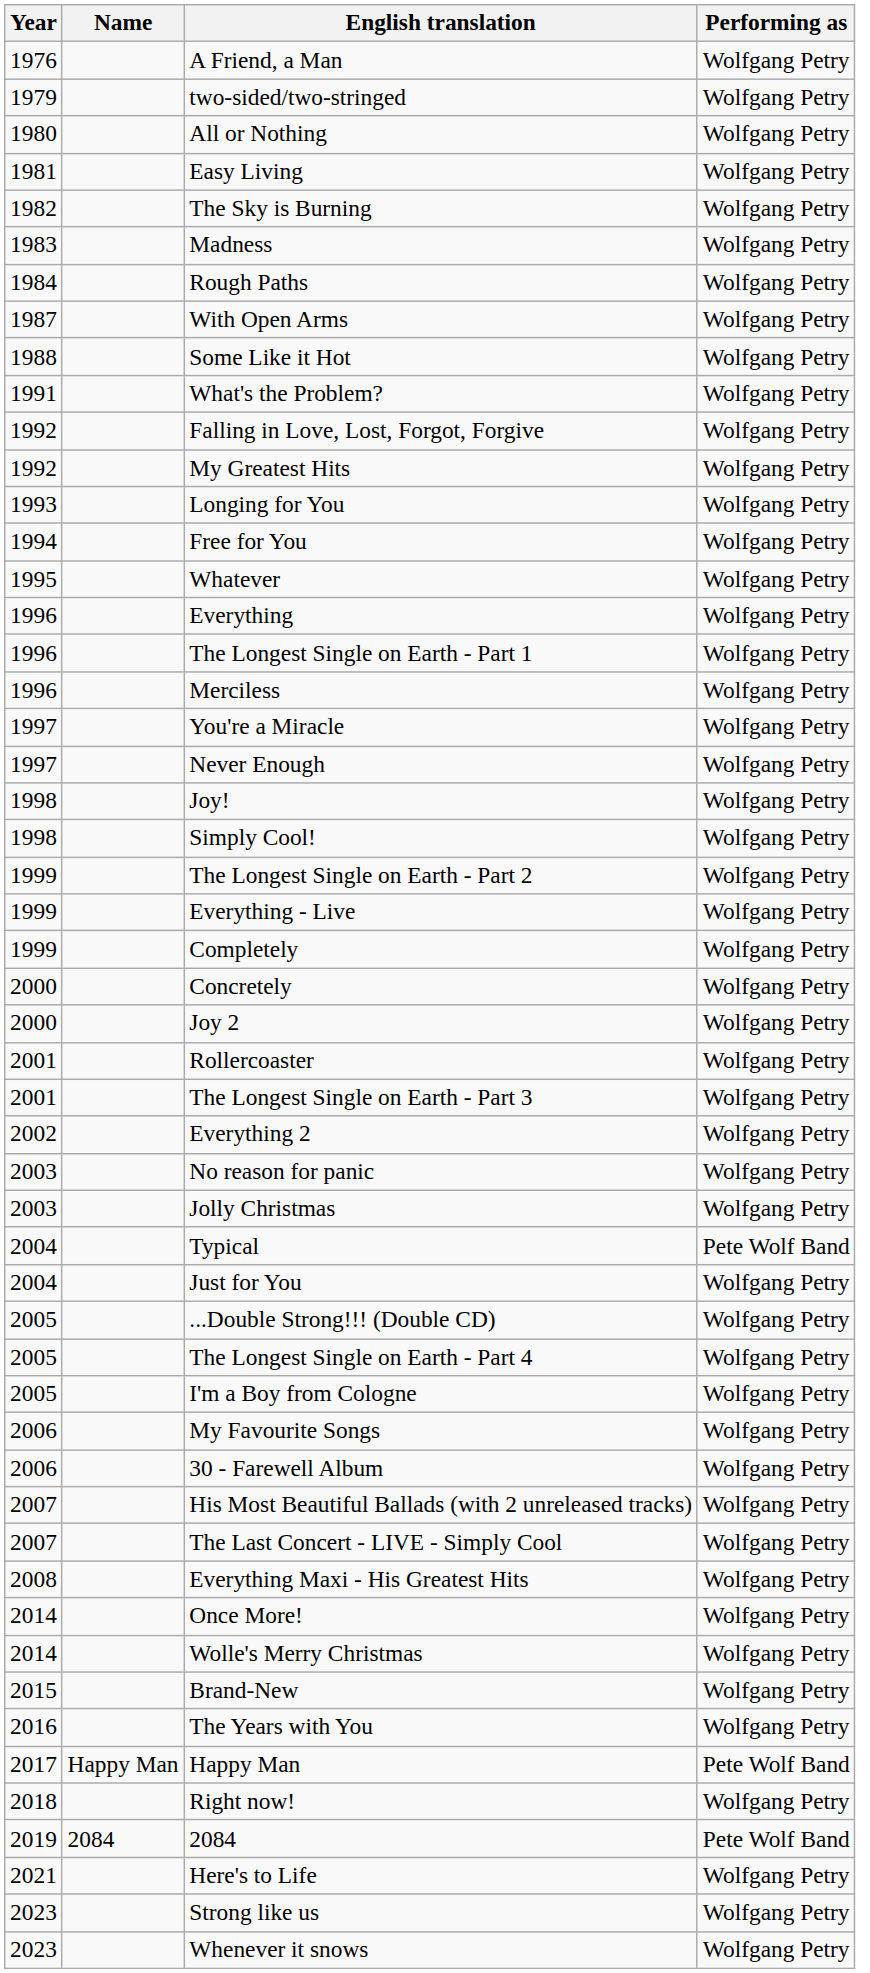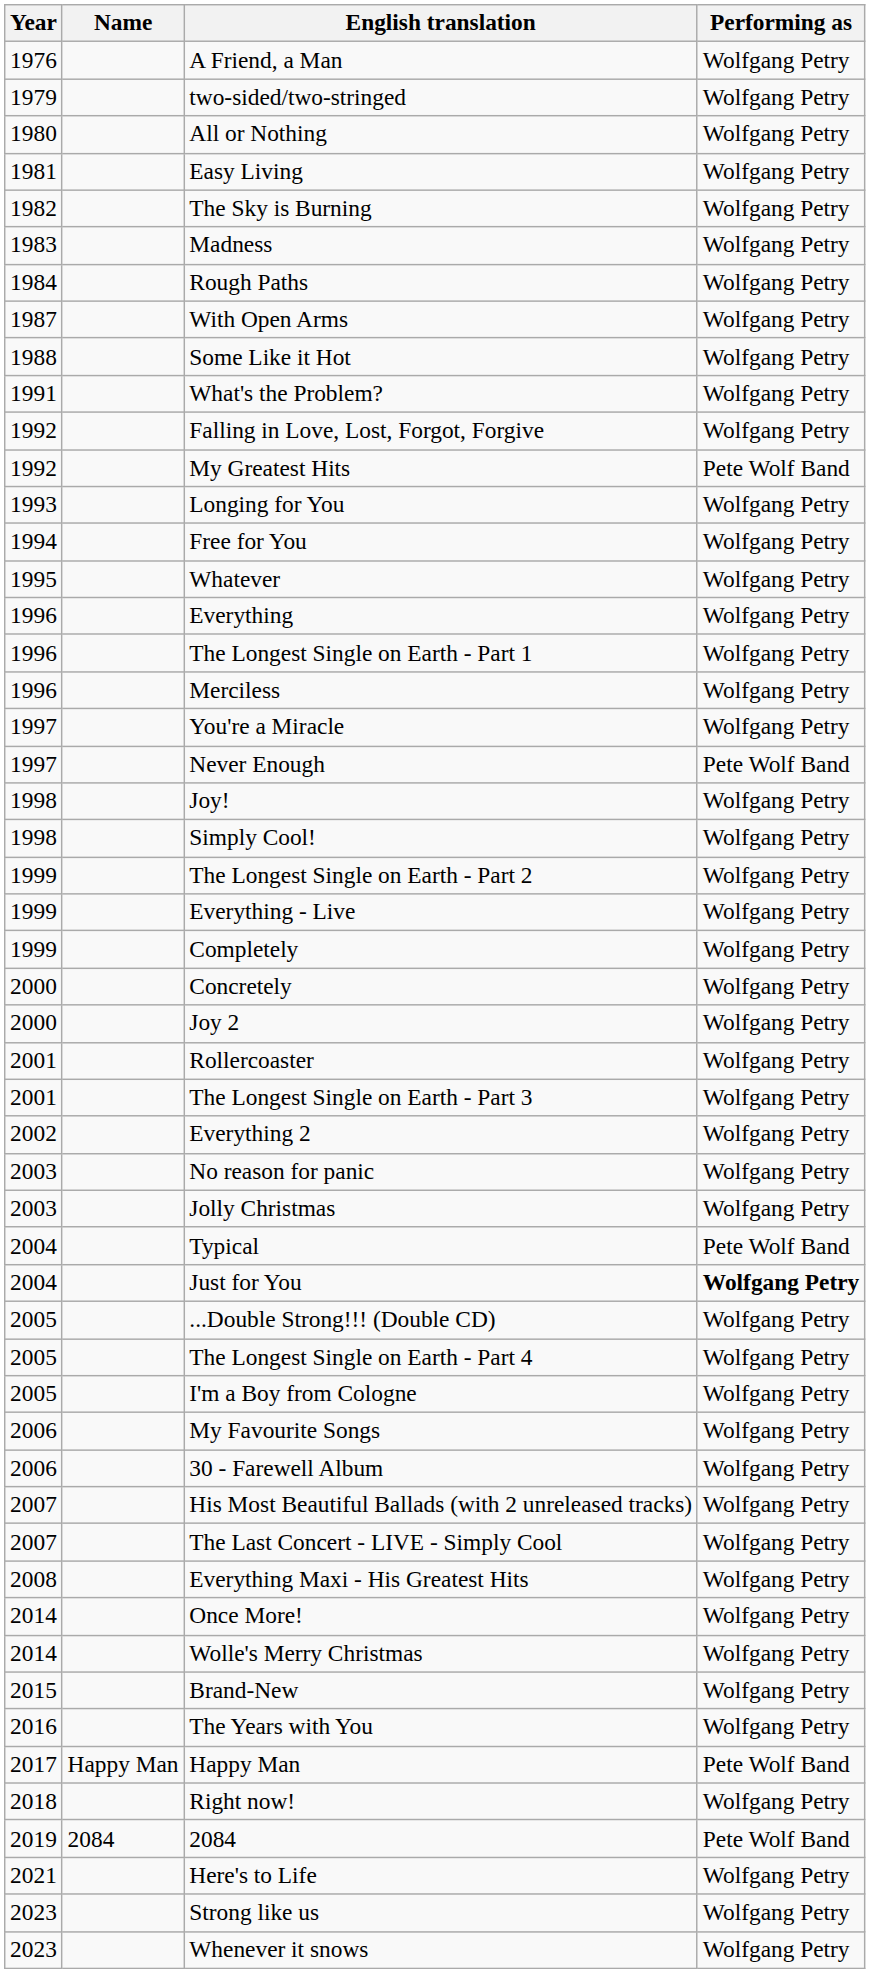(776, 467) Wolfgang Petry -> (776, 467) Pete Wolf Band
(776, 763) Wolfgang Petry -> (776, 763) Pete Wolf Band
(776, 1282) normal -> (781, 1282) bold
